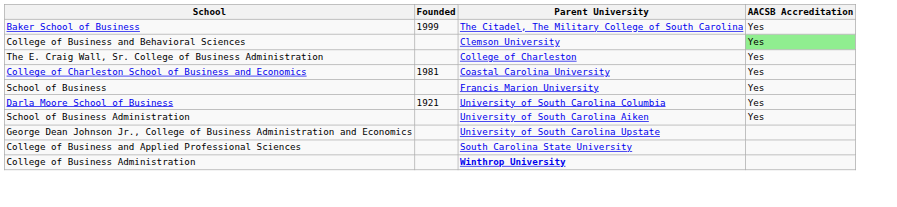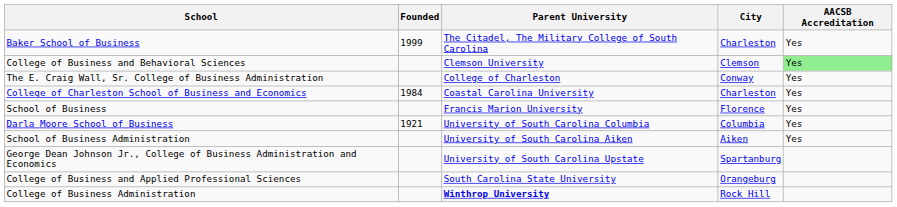+ column: (751, 17)
(428, 72) 1981 -> (411, 93) 1984
